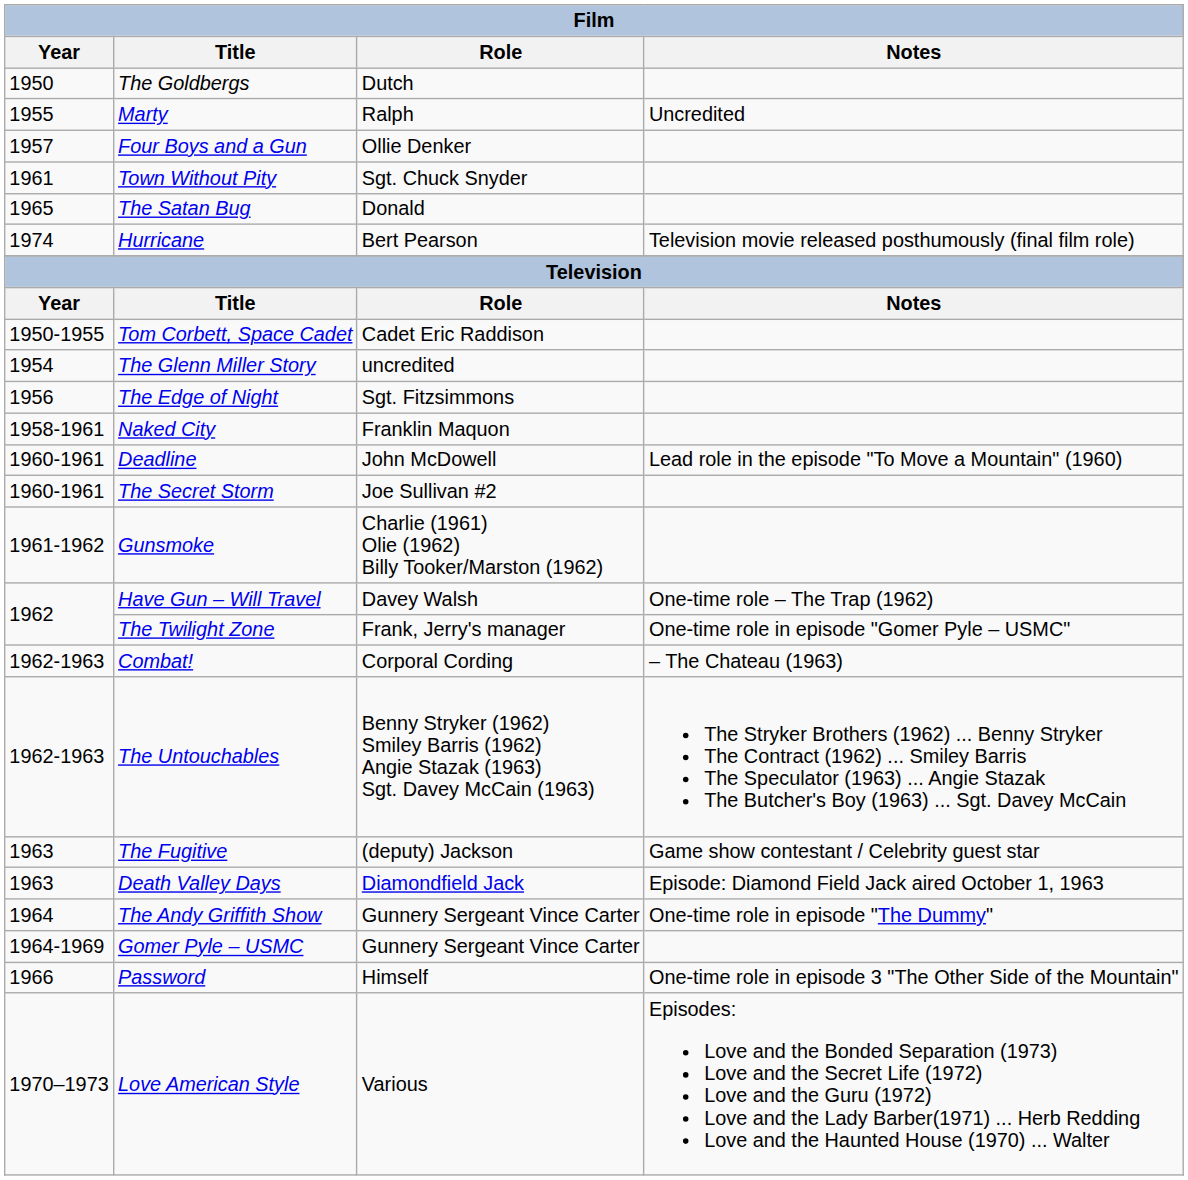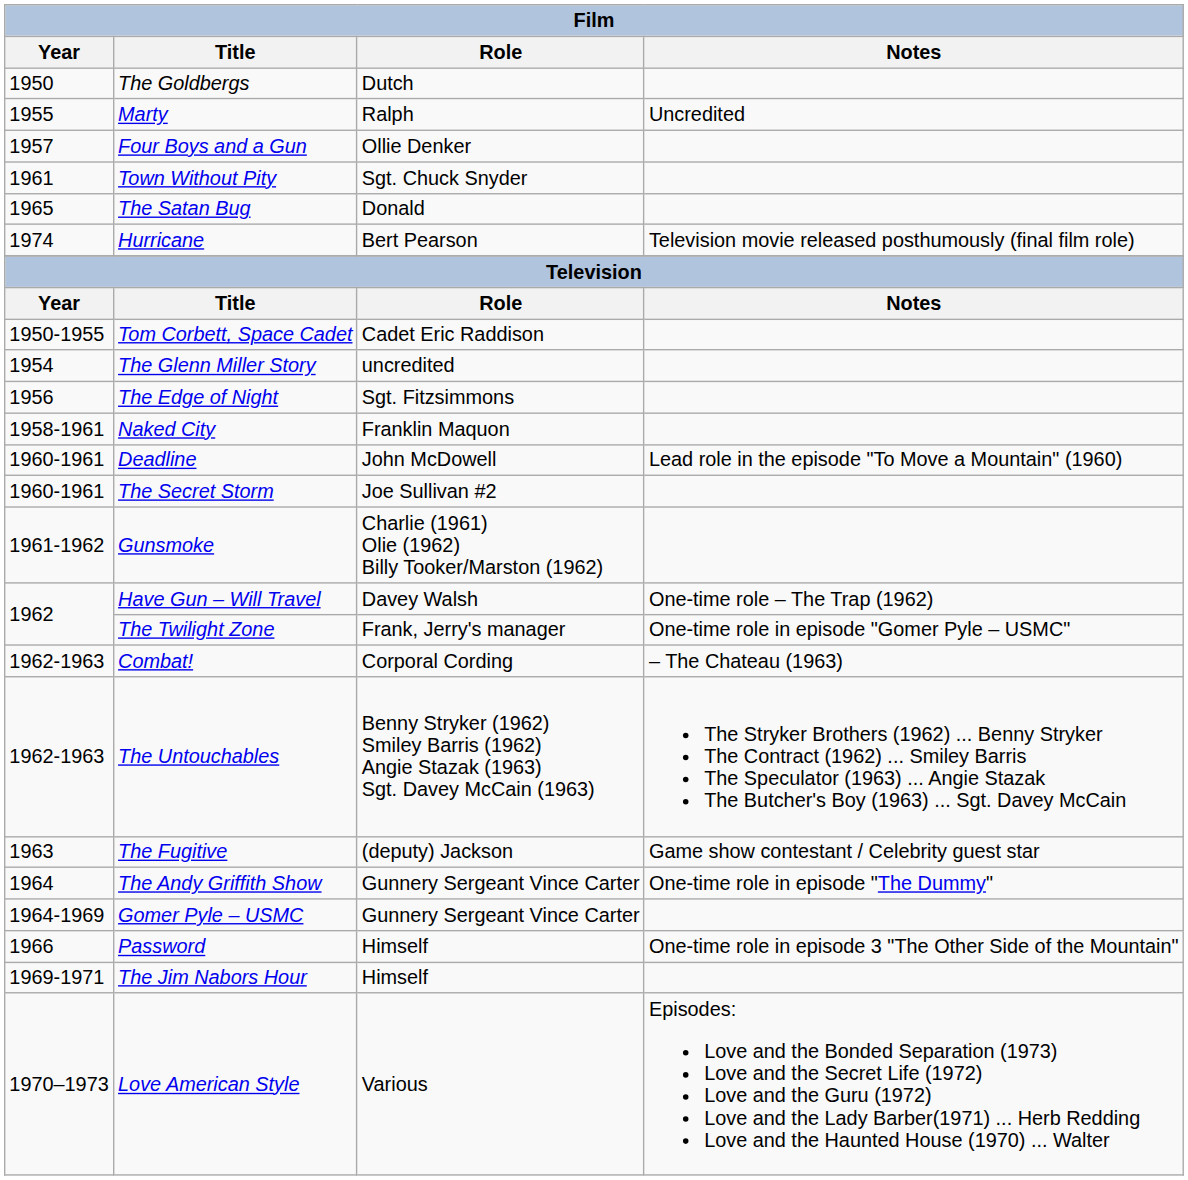- row: (199, 884)
+ row: (212, 978)
